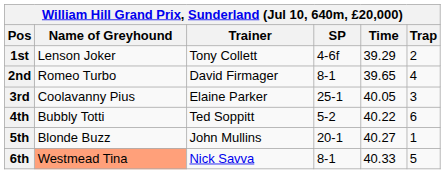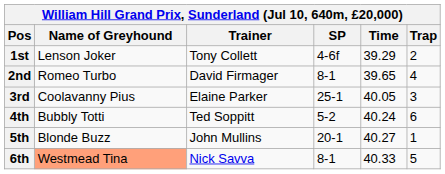(380, 117) 40.22 -> (380, 117) 40.24
